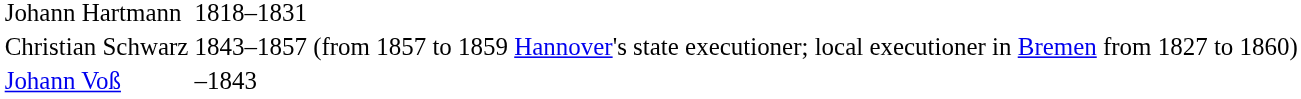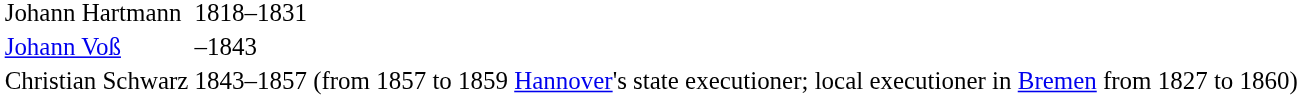rows swapped: (63, 81) <-> (97, 46)
